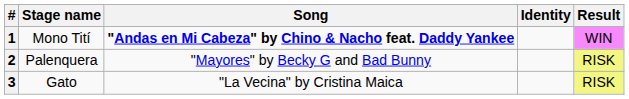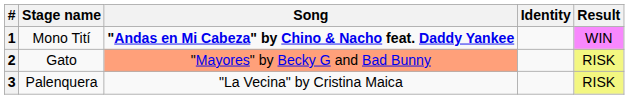(62, 60) Palenquera -> (62, 60) Gato
(311, 60) no background -> (311, 60) lightsalmon background
(62, 82) Gato -> (62, 82) Palenquera
